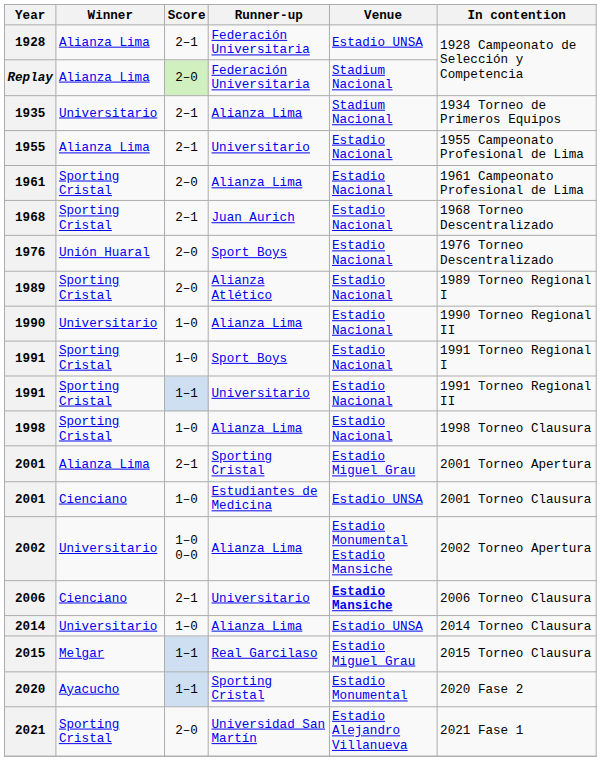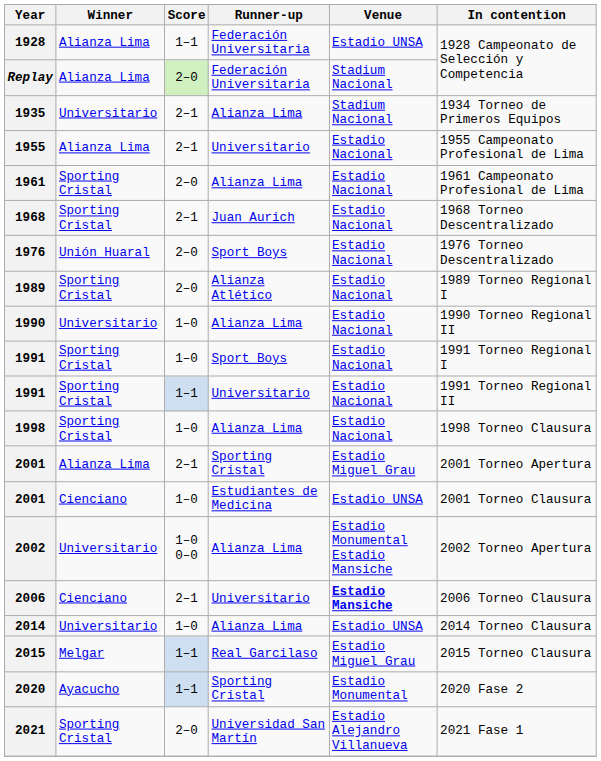(187, 43) 2–1 -> (187, 43) 1–1
